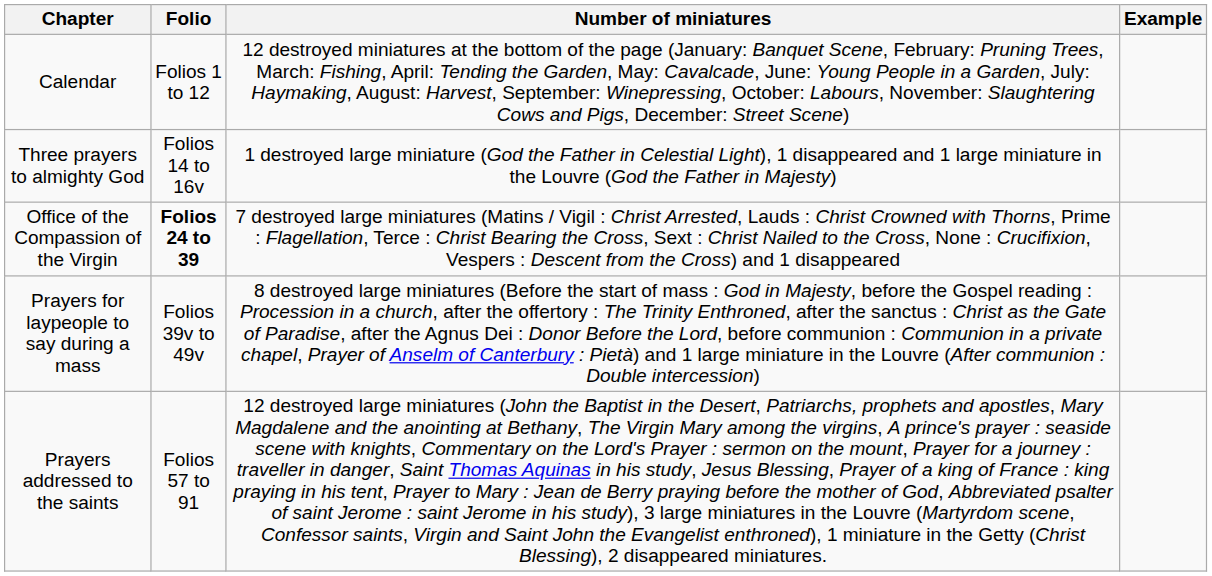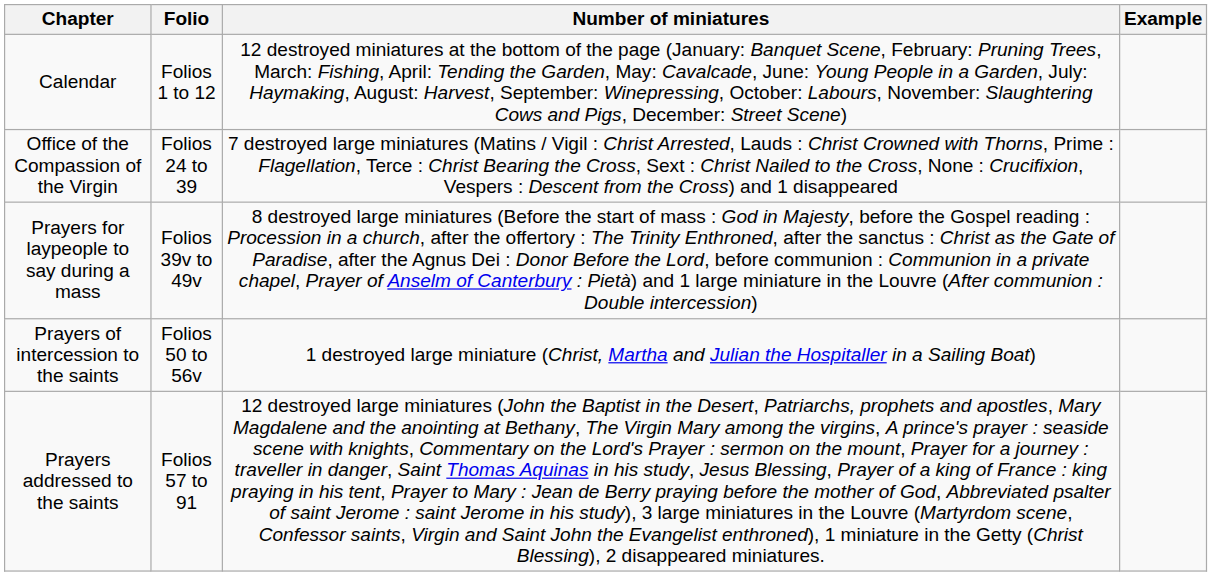- row: (78, 165)
(189, 238) bold -> (186, 165) normal
+ row: (78, 354)
